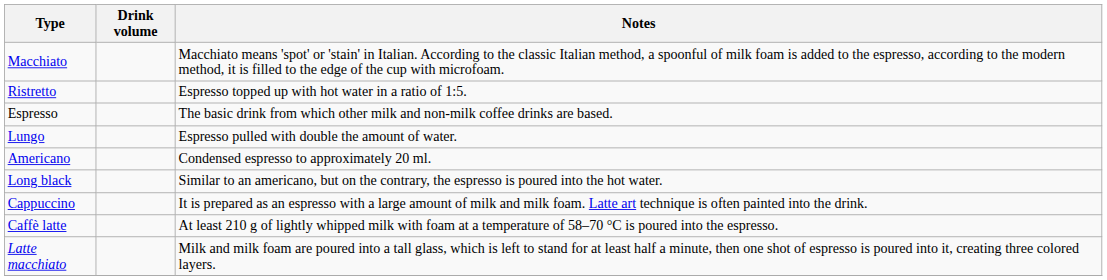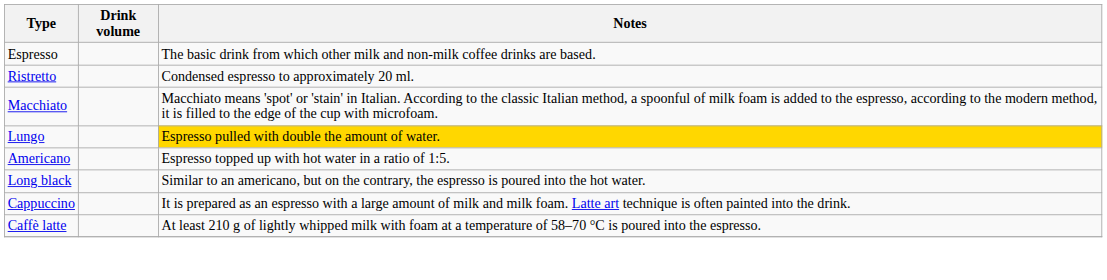rows swapped: (33, 114) <-> (37, 61)
(323, 92) Espresso topped up with hot water in a ratio of 1:5. -> (288, 76) Condensed espresso to approximately 20 ml.
(318, 136) no background -> (301, 136) gold background
(305, 158) Condensed espresso to approximately 20 ml. -> (306, 158) Espresso topped up with hot water in a ratio of 1:5.
- row: (37, 256)
